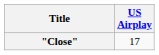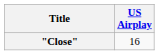(135, 41) 17 -> (135, 41) 16
